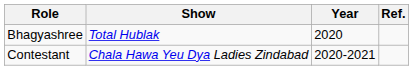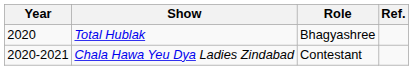columns swapped: (345, 14) <-> (45, 14)
